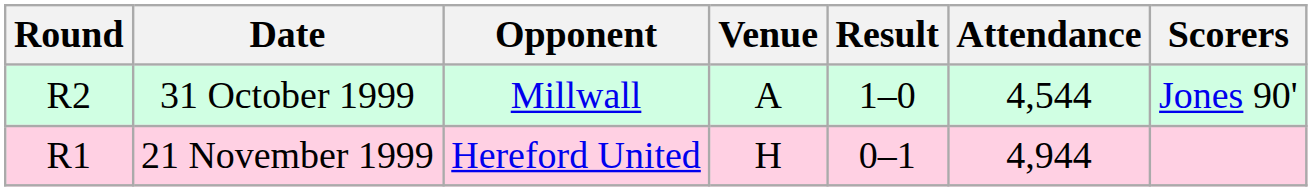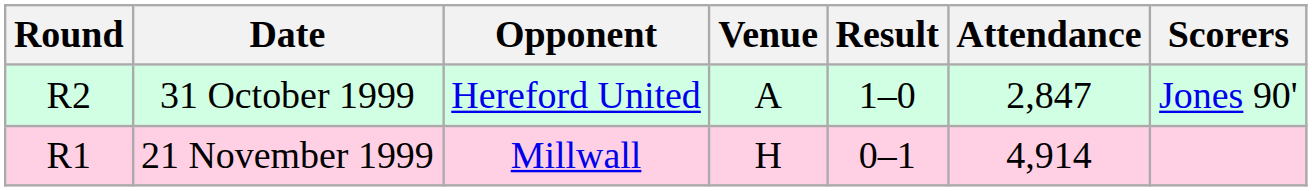(576, 94) Millwall -> (576, 94) Hereford United
(1049, 94) 4,544 -> (1049, 94) 2,847
(576, 154) Hereford United -> (576, 154) Millwall
(1049, 154) 4,944 -> (1049, 154) 4,914
